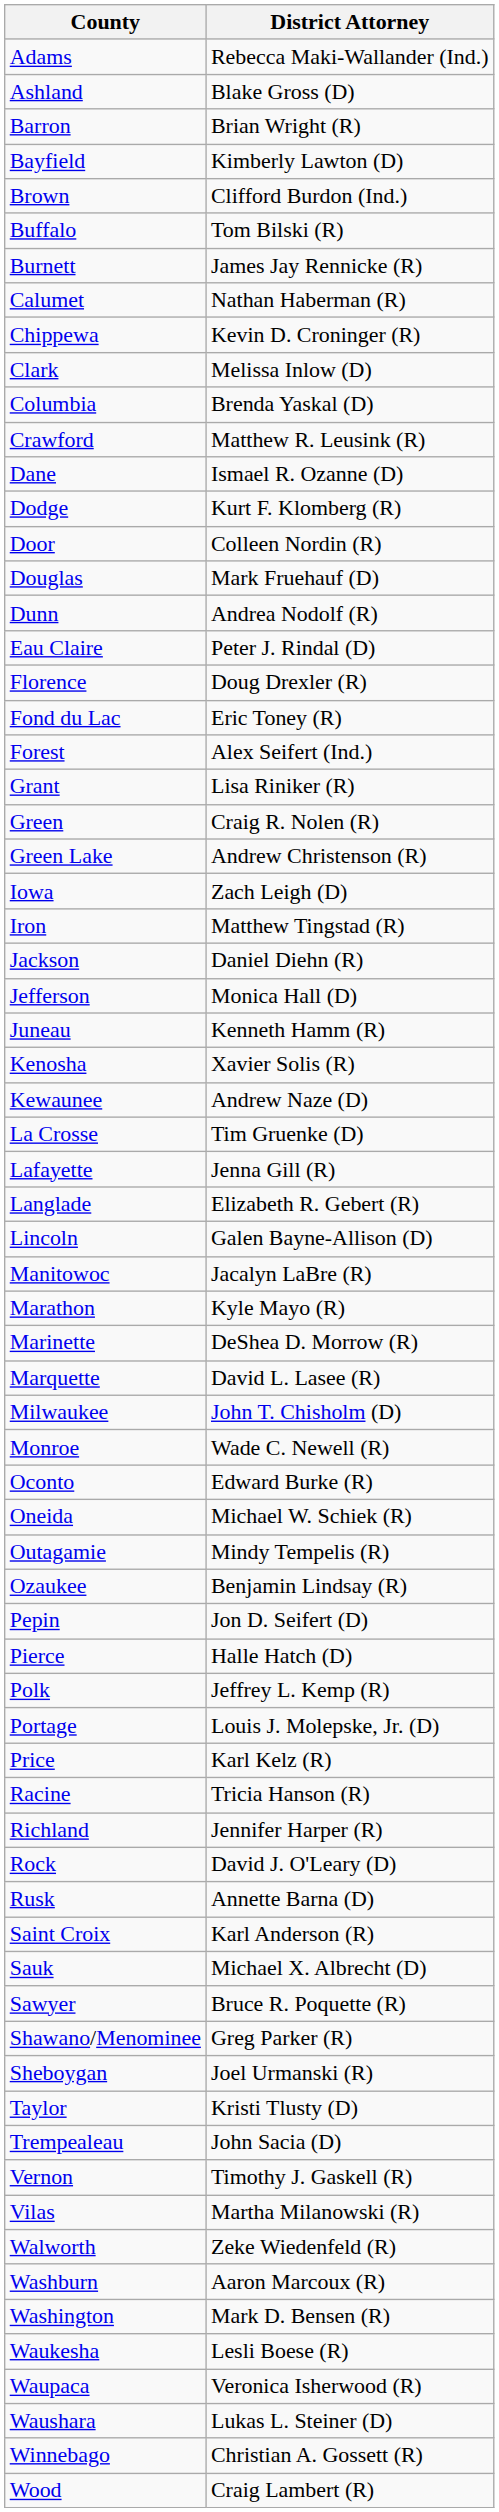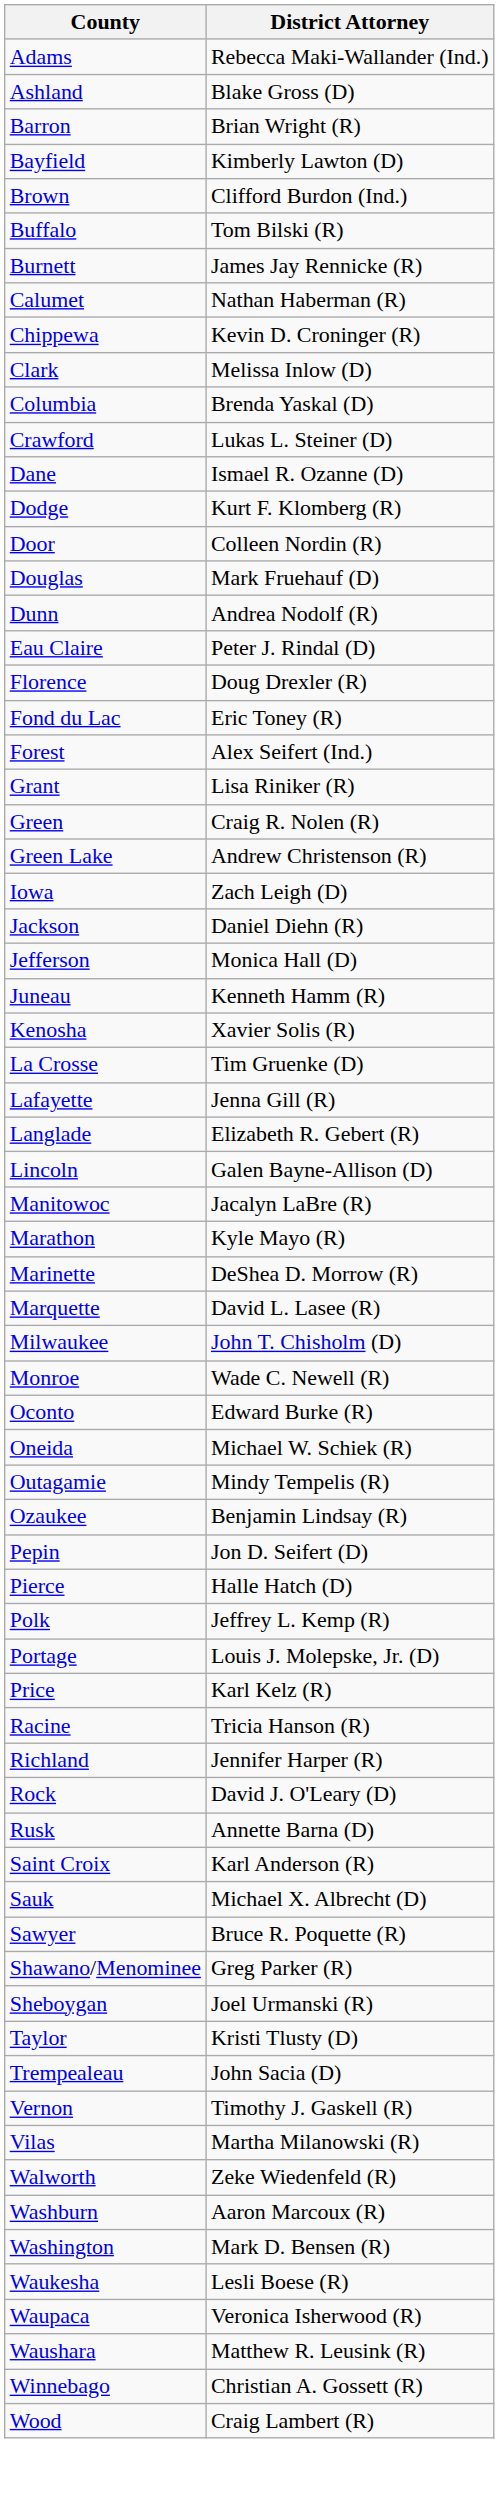(318, 439) Matthew R. Leusink (R) -> (302, 439) Lukas L. Steiner (D)
- row: (28, 925)
- row: (56, 1099)
(302, 2420) Lukas L. Steiner (D) -> (318, 2351) Matthew R. Leusink (R)
